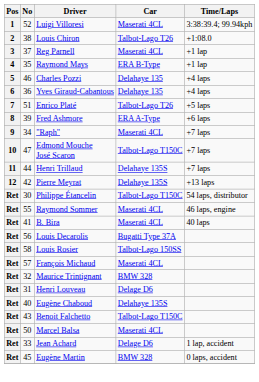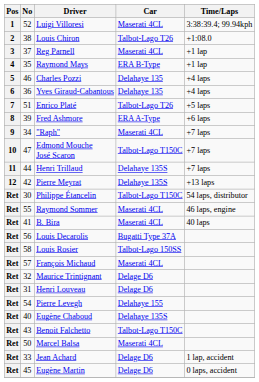(135, 276) BMW 328 -> (135, 276) Delage D6
+ row: (59, 303)
(135, 356) BMW 328 -> (135, 370) Delage D6
